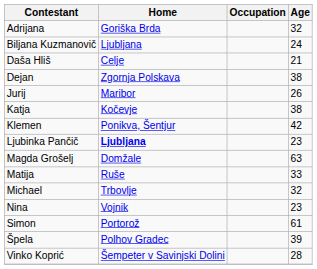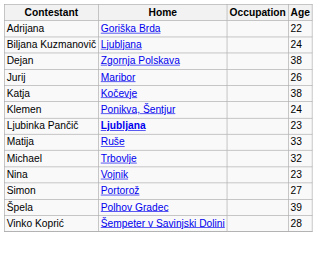(296, 28) 32 -> (296, 28) 22
- row: (29, 61)
(296, 126) 42 -> (296, 110) 24
- row: (40, 158)
(296, 223) 61 -> (296, 191) 27
